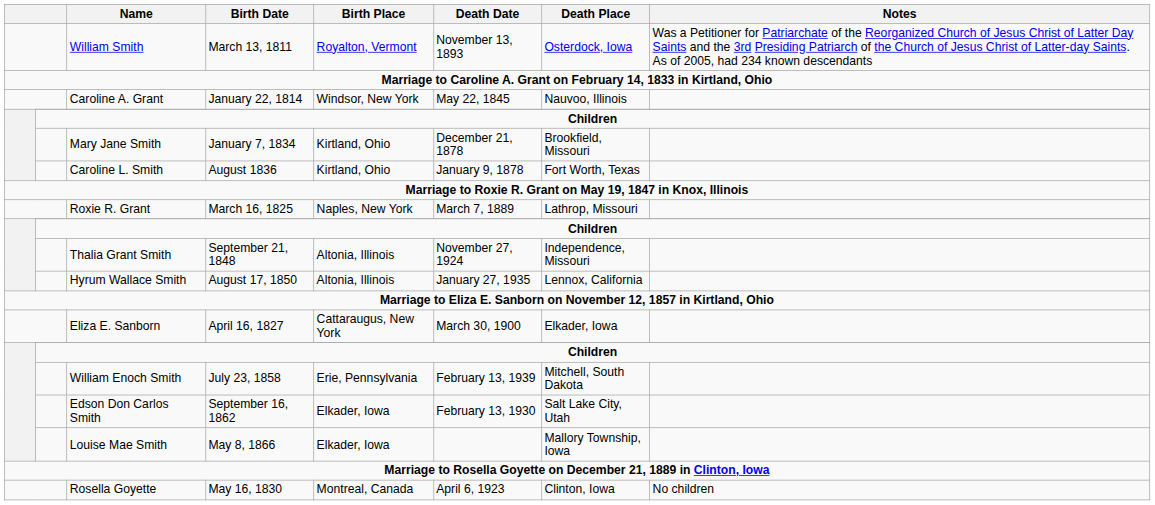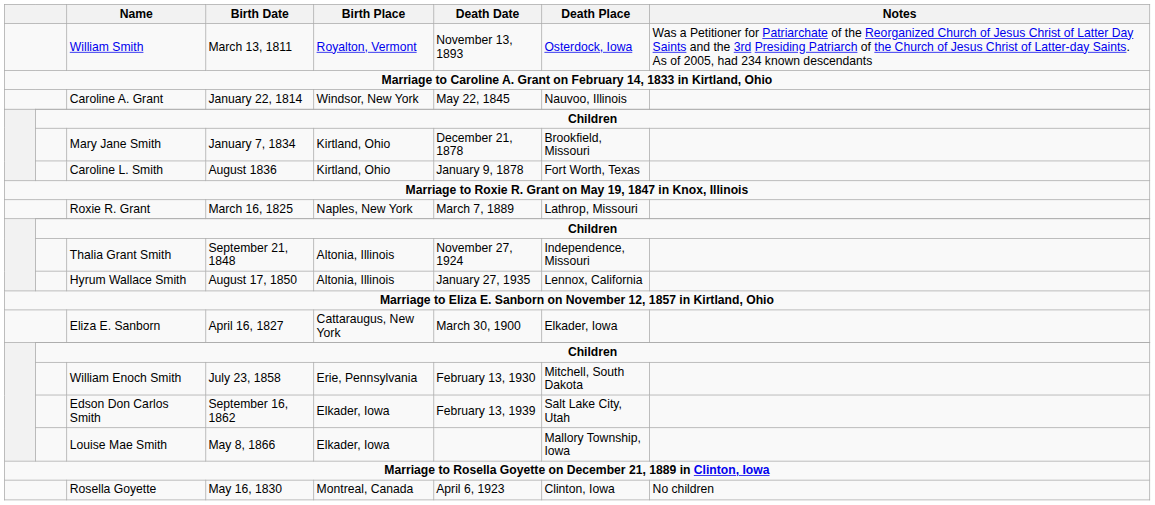(486, 378) February 13, 1939 -> (486, 378) February 13, 1930
(486, 411) February 13, 1930 -> (486, 411) February 13, 1939
